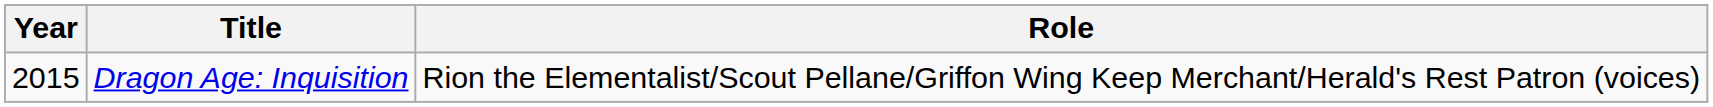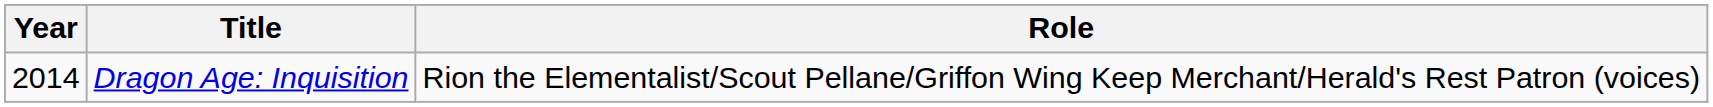(46, 76) 2015 -> (46, 76) 2014
